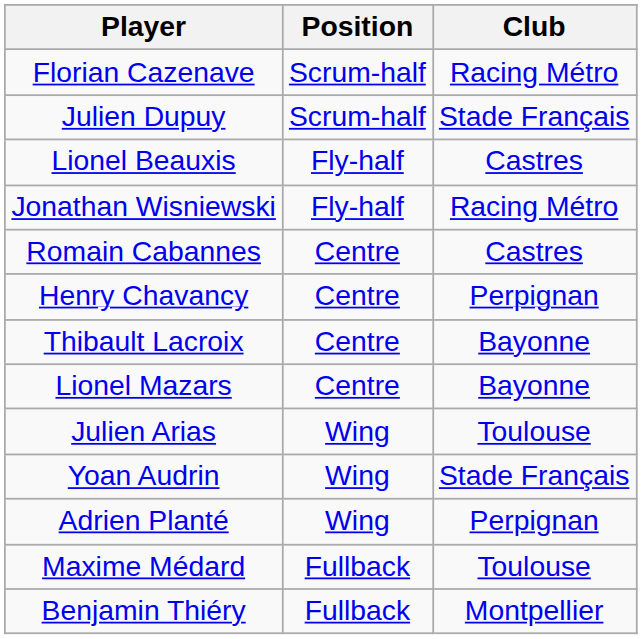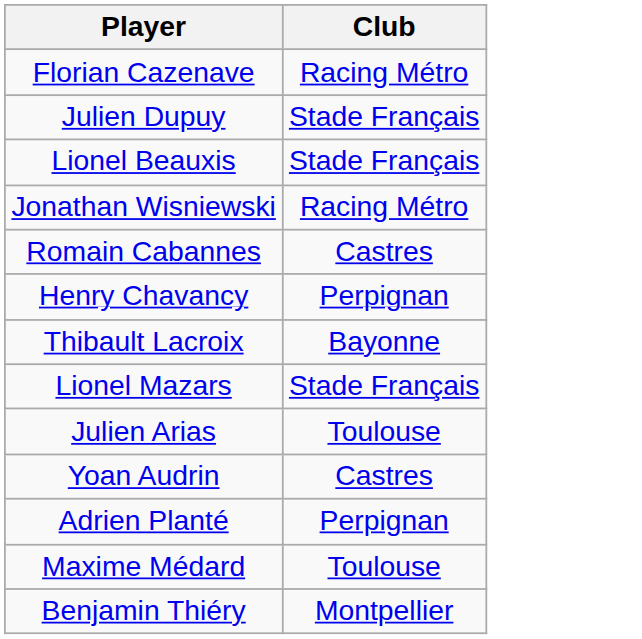- column: (357, 26)
(534, 161) Castres -> (384, 161) Stade Français
(534, 386) Bayonne -> (384, 386) Stade Français
(534, 476) Stade Français -> (384, 476) Castres
